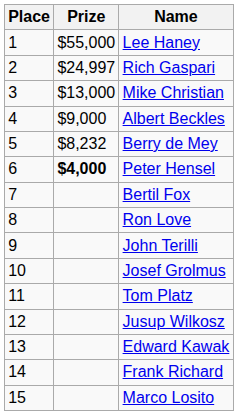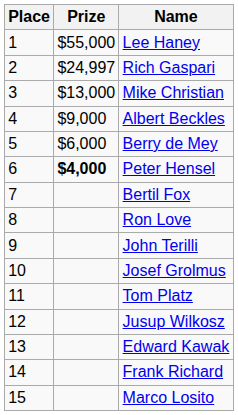(82, 144) $8,232 -> (82, 144) $6,000
